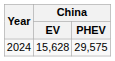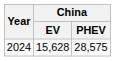(91, 47) 29,575 -> (91, 47) 28,575
